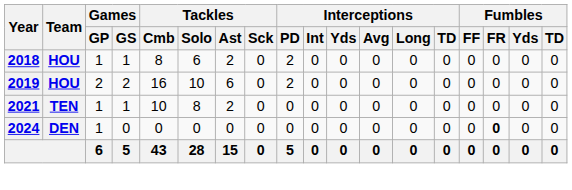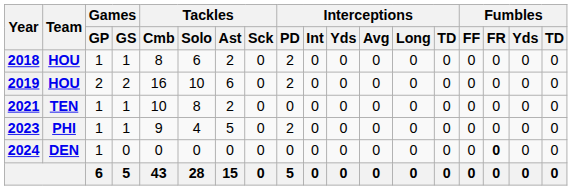+ row: (24, 128)
